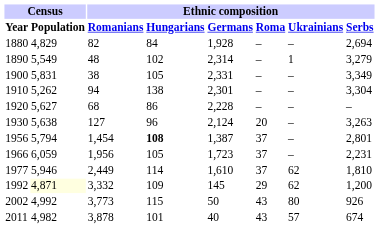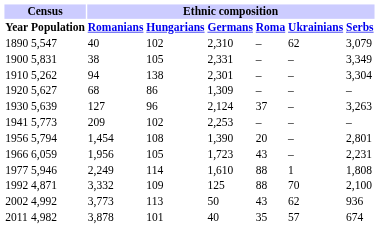- row: (17, 43)
(44, 59) 5,549 -> (44, 43) 5,547
(93, 59) 48 -> (93, 43) 40
(220, 59) 2,314 -> (220, 43) 2,310
(291, 59) 1 -> (294, 43) 62
(359, 59) 3,279 -> (359, 43) 3,079
(220, 106) 2,228 -> (220, 90) 1,309
(44, 122) 5,638 -> (44, 106) 5,639
(262, 122) 20 -> (262, 106) 37
+ row: (17, 122)
(155, 138) bold -> (155, 138) normal
(220, 138) 1,387 -> (220, 138) 1,390
(262, 138) 37 -> (262, 138) 20
(262, 154) 37 -> (262, 154) 43
(101, 170) 2,449 -> (101, 170) 2,249
(262, 170) 37 -> (262, 170) 88
(294, 170) 62 -> (291, 170) 1
(359, 170) 1,810 -> (359, 170) 1,808
(44, 186) lightyellow background -> (44, 186) no background
(216, 186) 145 -> (216, 186) 125
(262, 186) 29 -> (262, 186) 88
(294, 186) 62 -> (294, 186) 70
(359, 186) 1,200 -> (359, 186) 2,100
(155, 201) 115 -> (155, 201) 113
(294, 201) 80 -> (294, 201) 62
(355, 201) 926 -> (355, 201) 936
(262, 217) 43 -> (262, 217) 35
